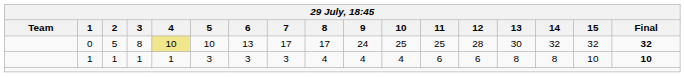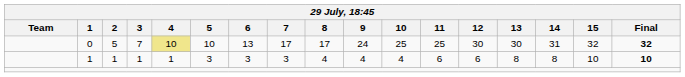(139, 43) 8 -> (139, 43) 7
(478, 43) 28 -> (478, 43) 30
(555, 43) 32 -> (555, 43) 31
